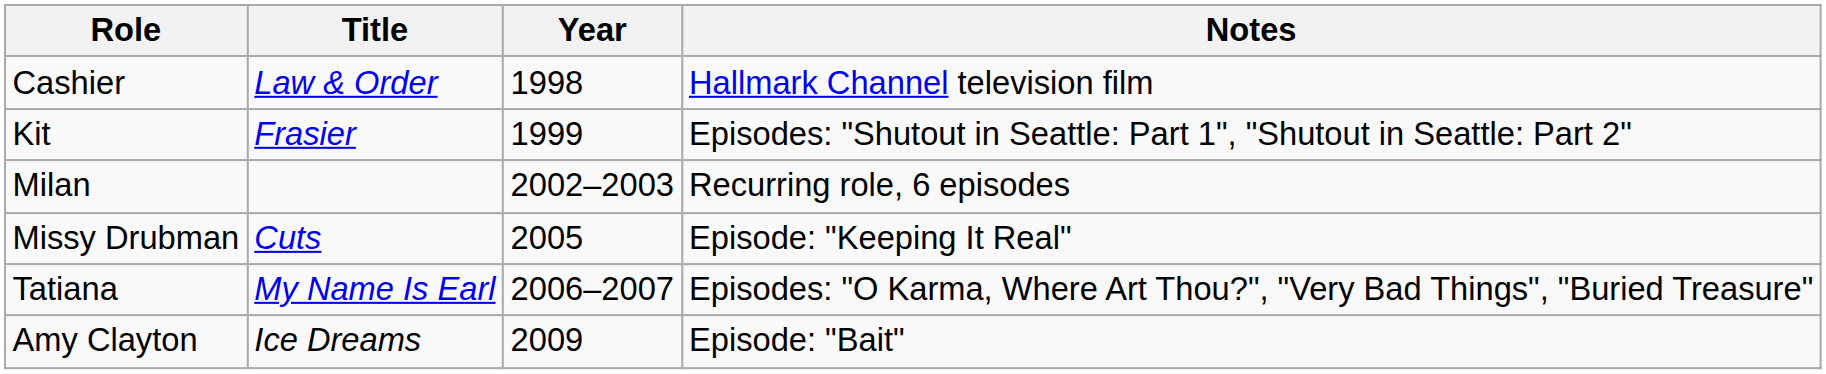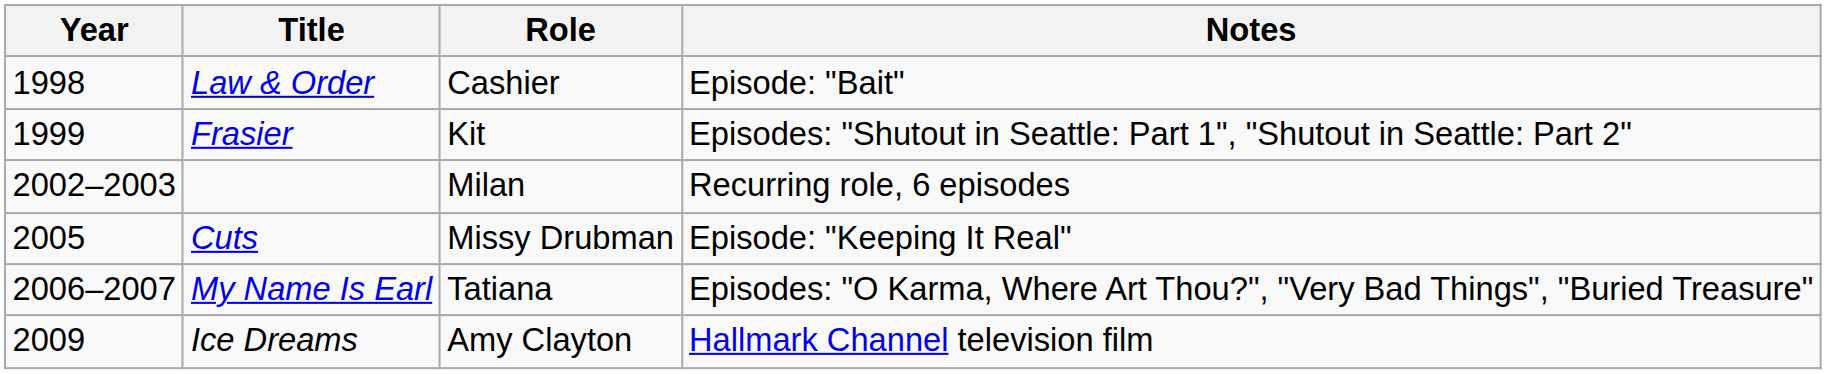columns swapped: (592, 30) <-> (126, 30)
(921, 82) Hallmark Channel television film -> (797, 82) Episode: "Bait"
(797, 340) Episode: "Bait" -> (921, 340) Hallmark Channel television film
